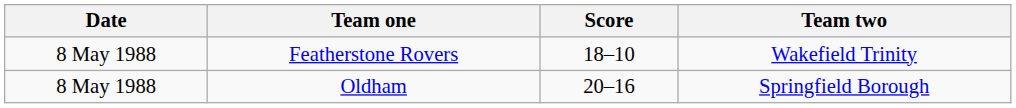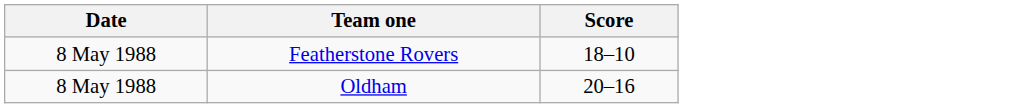- column: (844, 20)
